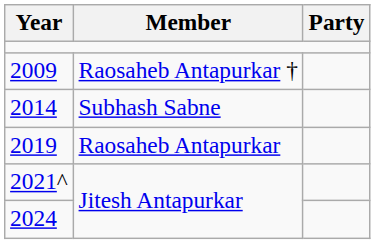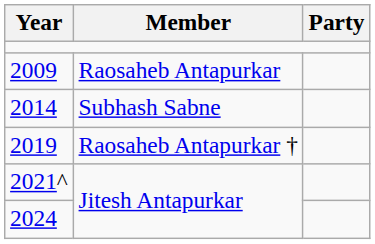(188, 70) Raosaheb Antapurkar † -> (179, 70) Raosaheb Antapurkar
(179, 144) Raosaheb Antapurkar -> (188, 144) Raosaheb Antapurkar †
